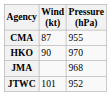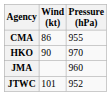(46, 38) 87 -> (46, 38) 86
(76, 68) 968 -> (76, 68) 960
